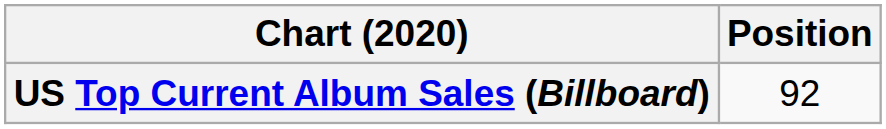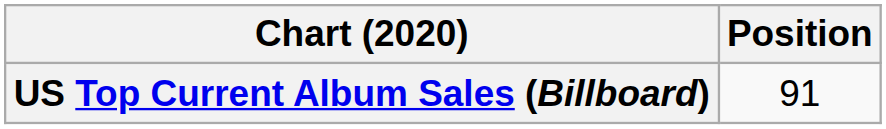(800, 92) 92 -> (800, 92) 91
